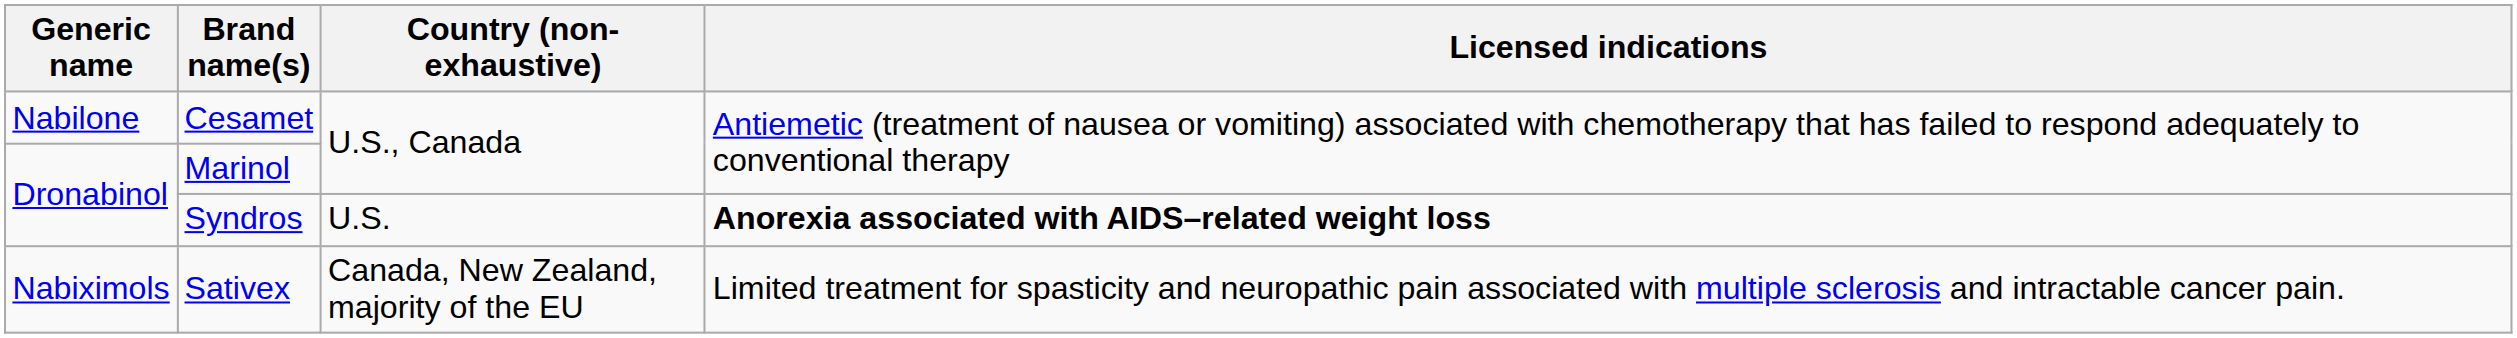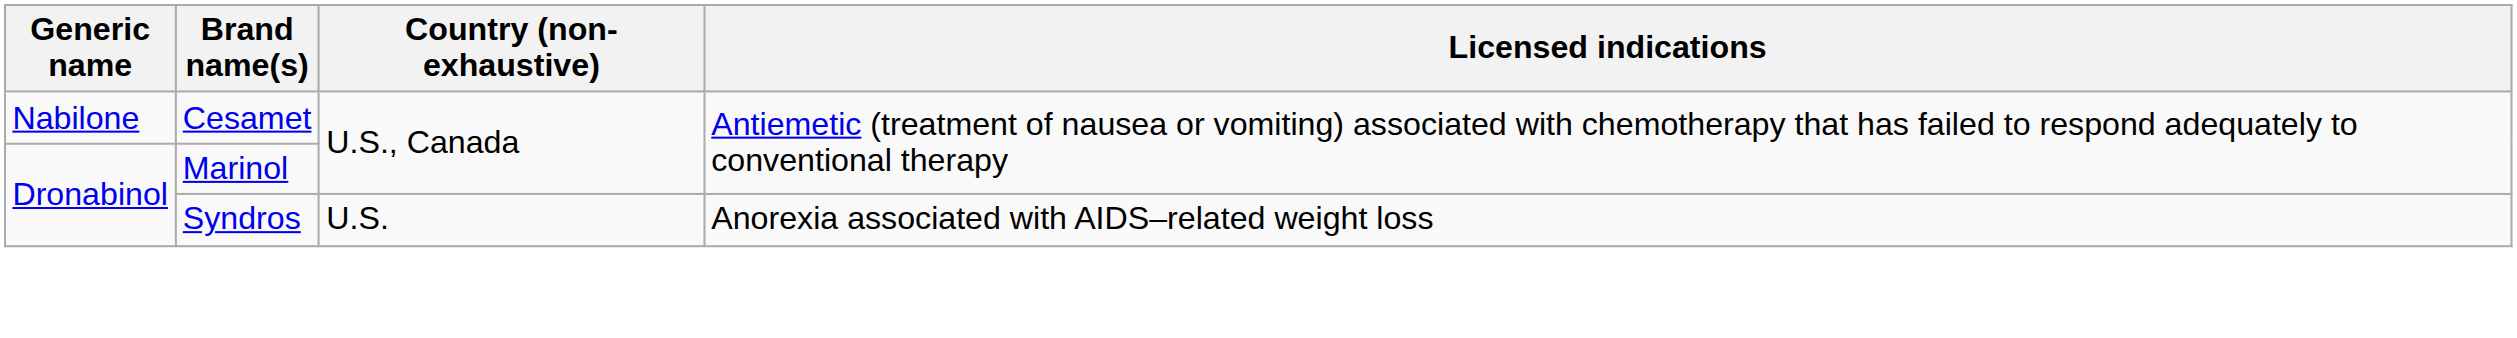(1102, 219) bold -> (1072, 219) normal
- row: (237, 288)
